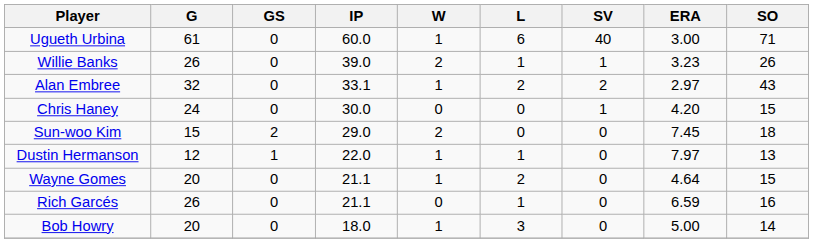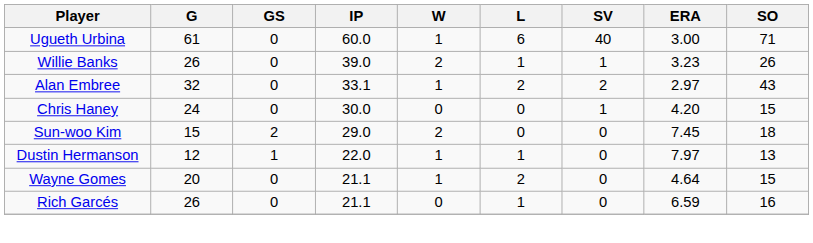- row: (78, 226)
